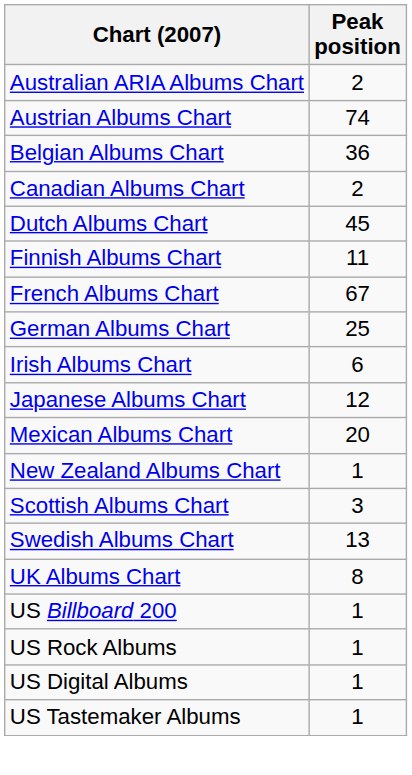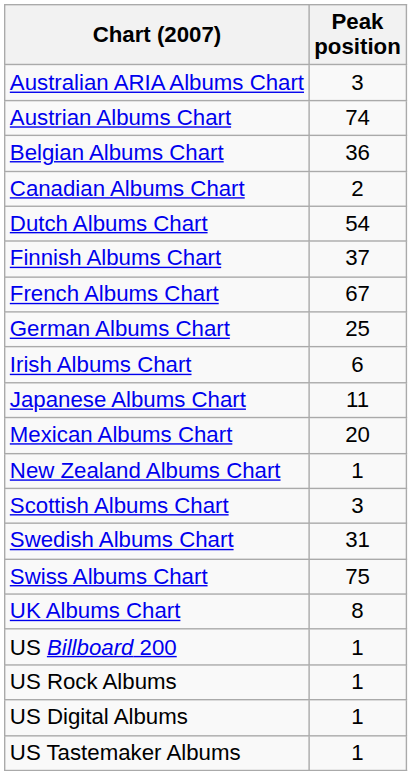(358, 82) 2 -> (358, 82) 3
(358, 223) 45 -> (358, 223) 54
(358, 258) 11 -> (358, 258) 37
(358, 399) 12 -> (358, 399) 11
(358, 540) 13 -> (358, 540) 31
+ row: (109, 576)
